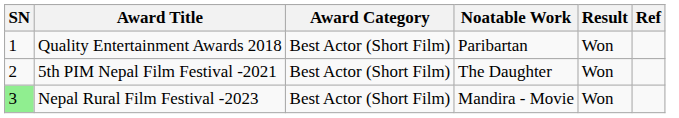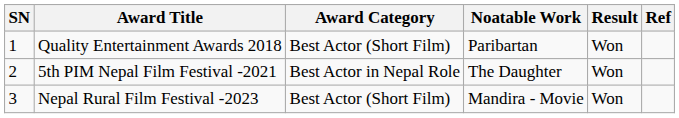(370, 71) Best Actor (Short Film) -> (375, 71) Best Actor in Nepal Role
(13, 98) lightgreen background -> (13, 98) no background
